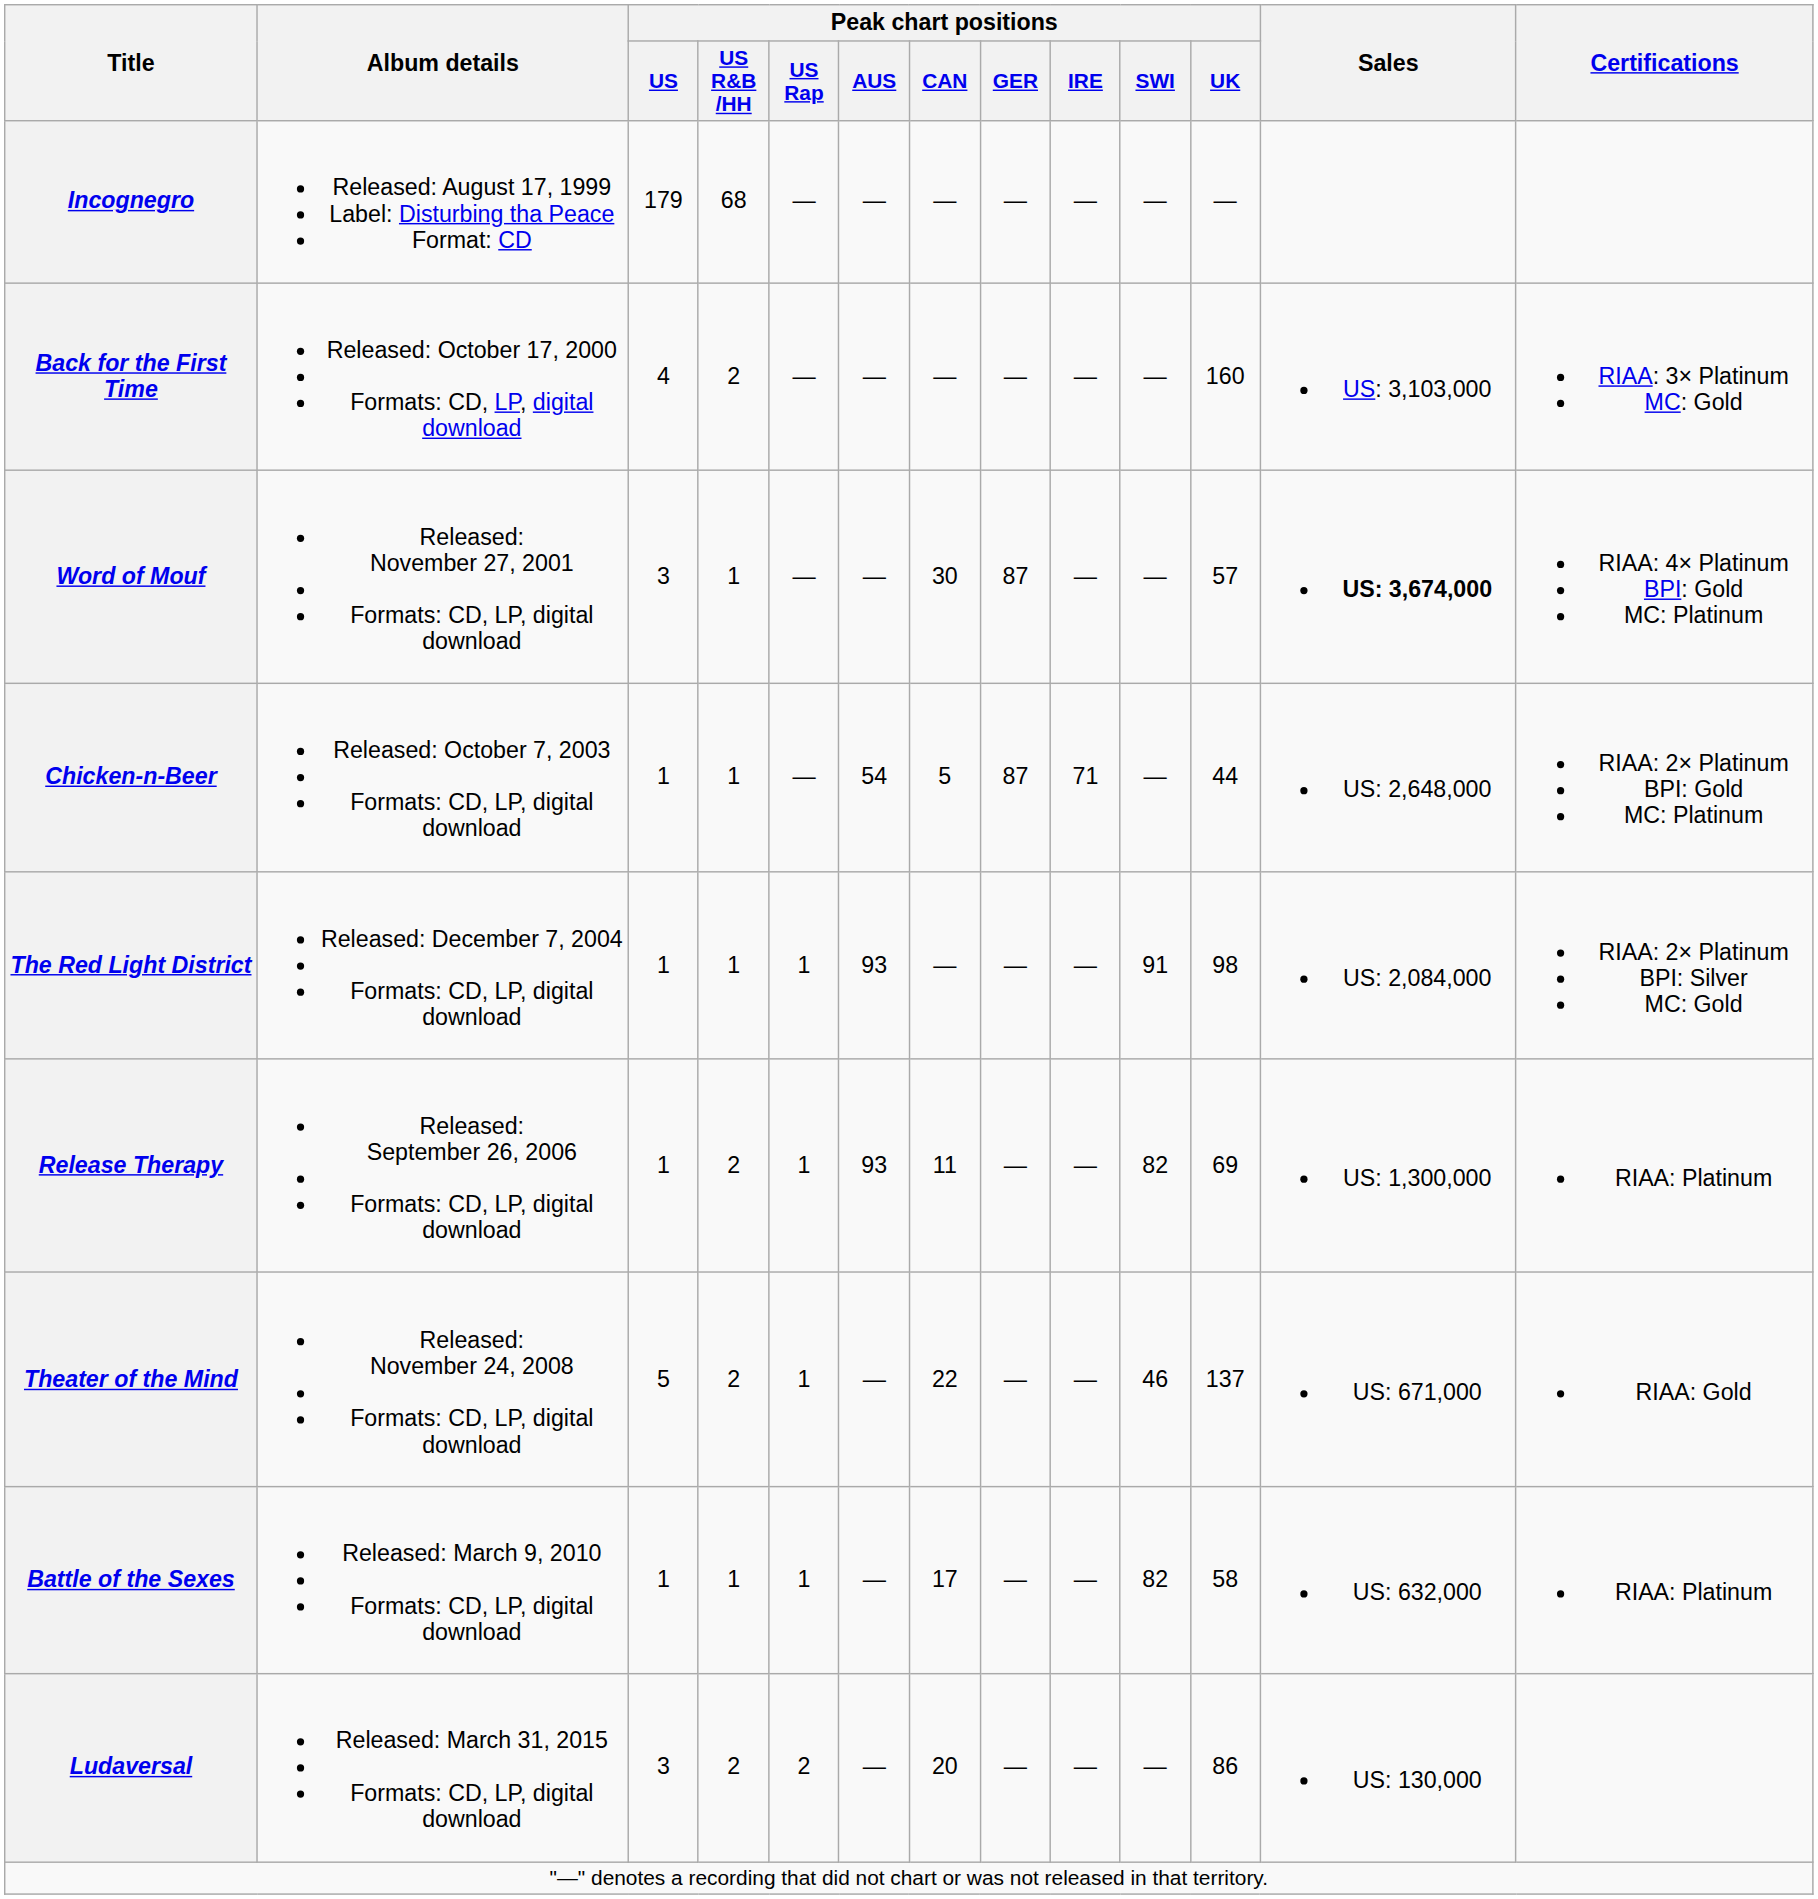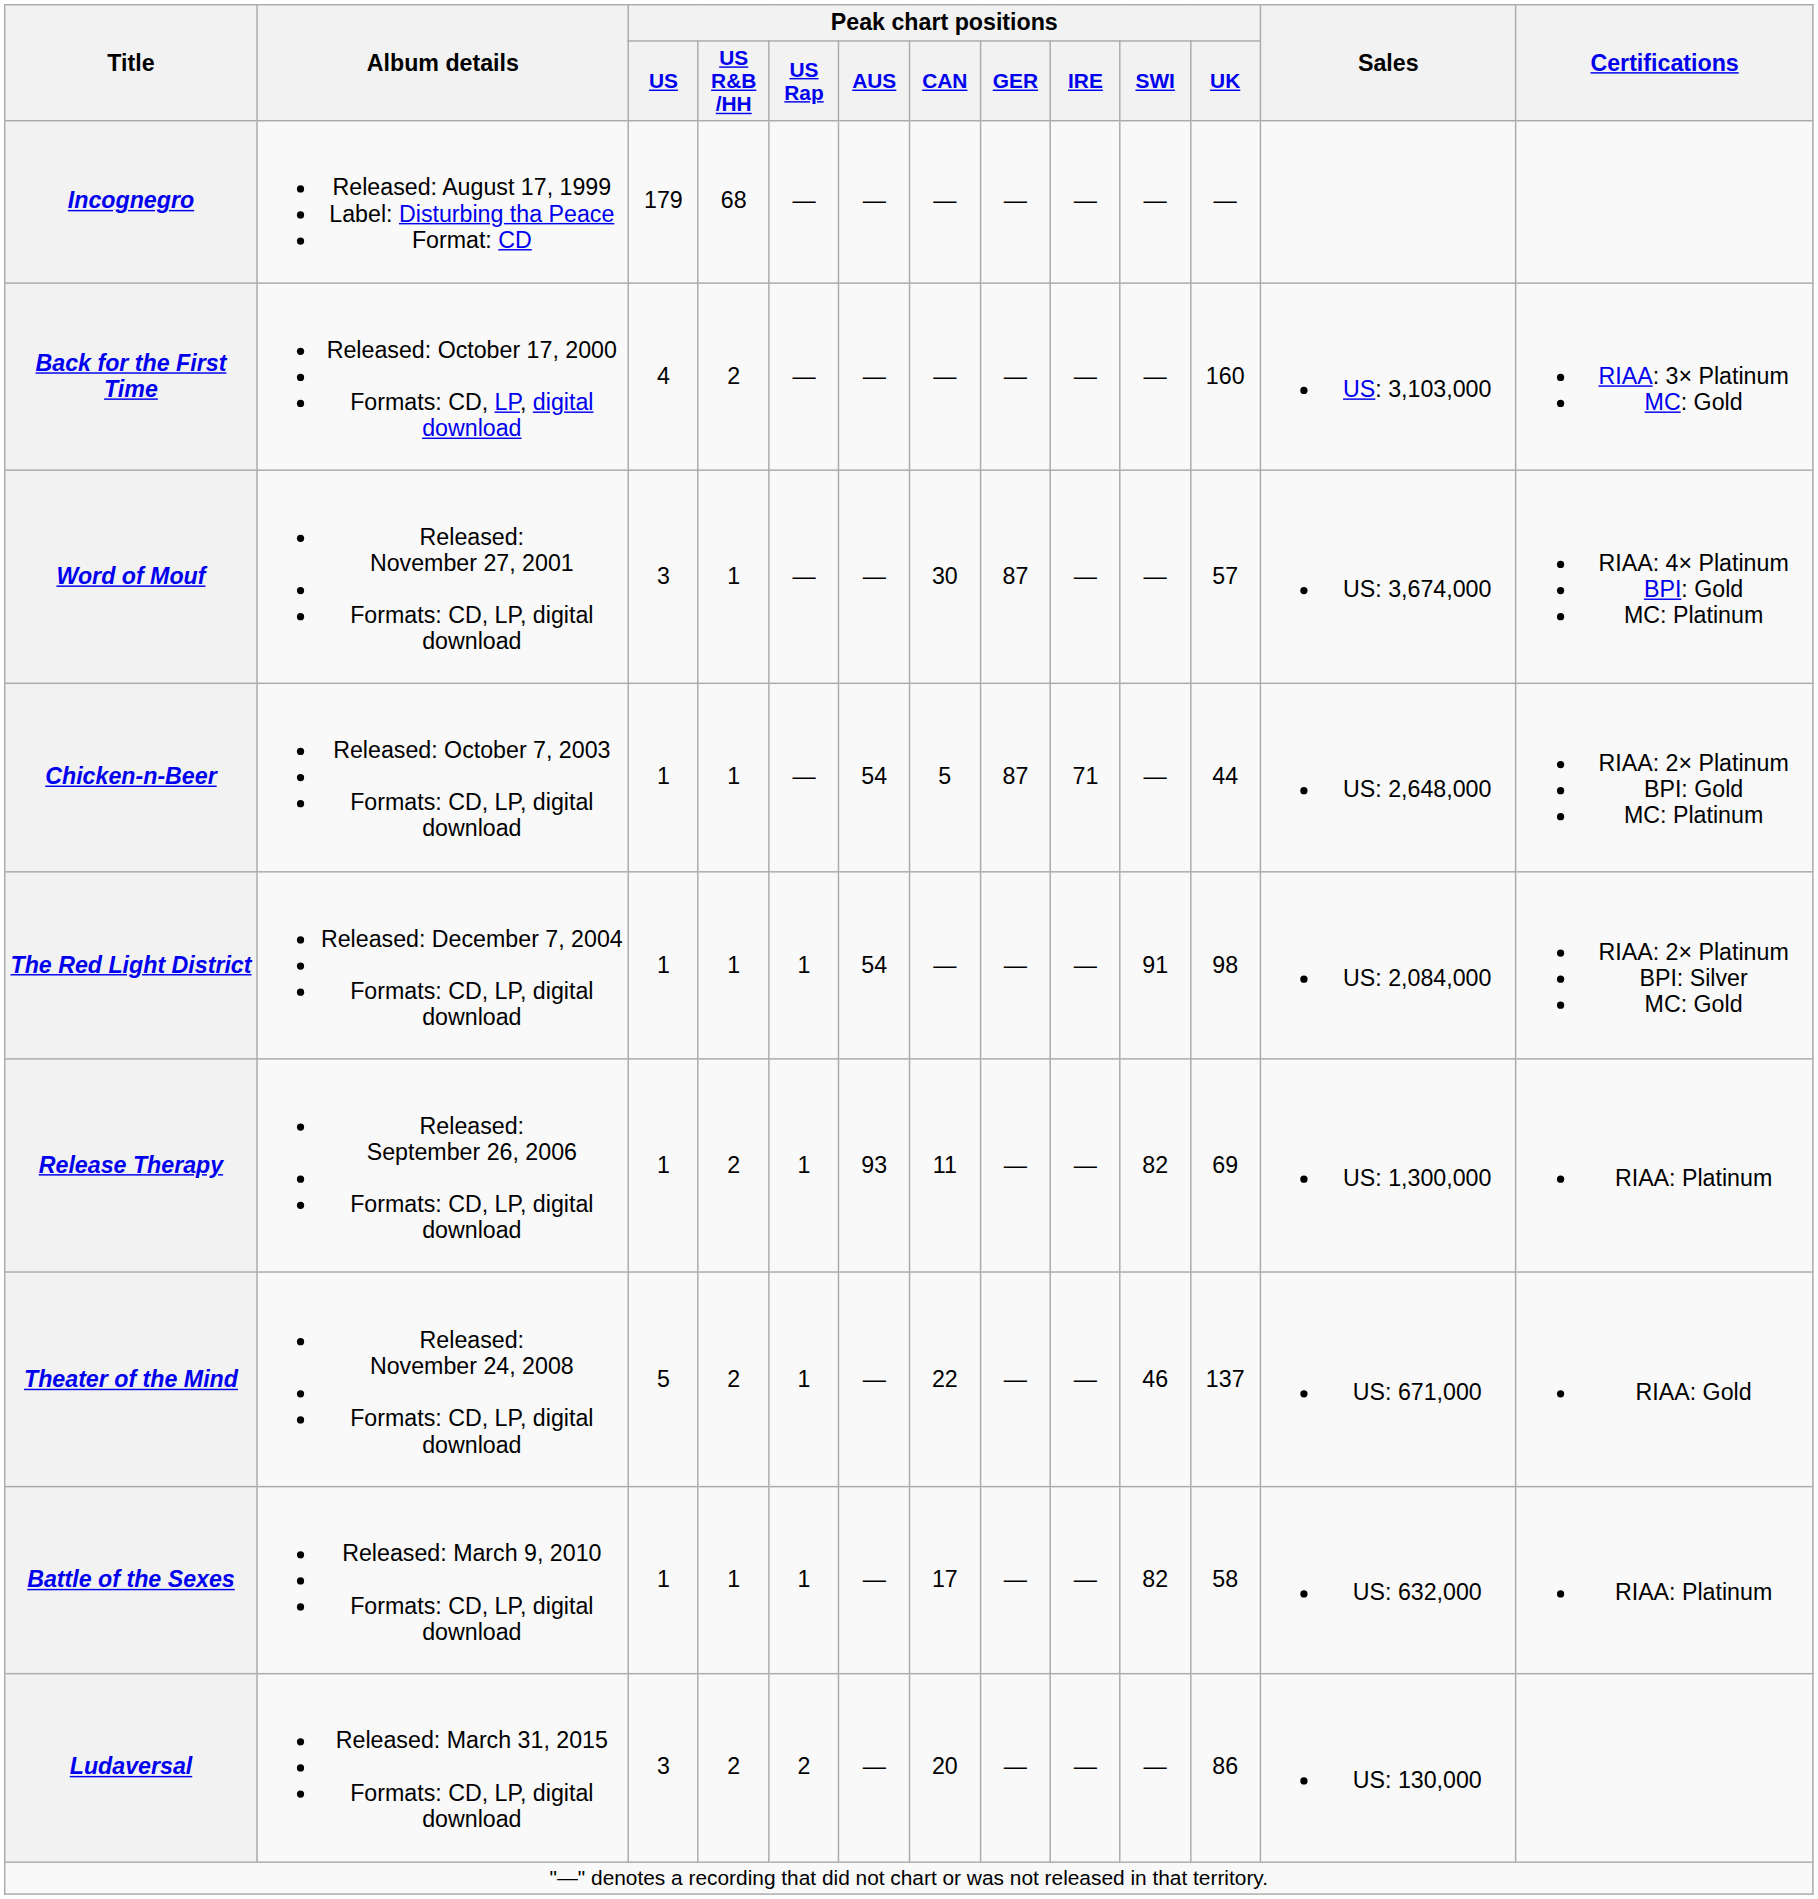(1388, 590) bold -> (1388, 590) normal
(874, 964) 93 -> (874, 964) 54
